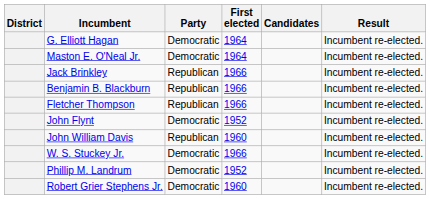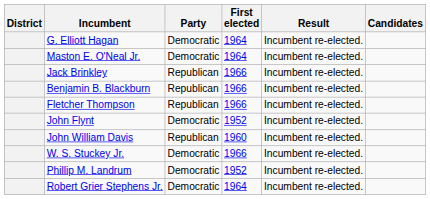columns swapped: (373, 24) <-> (292, 24)
(235, 186) 1960 -> (235, 186) 1964
